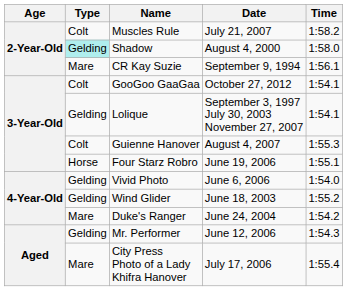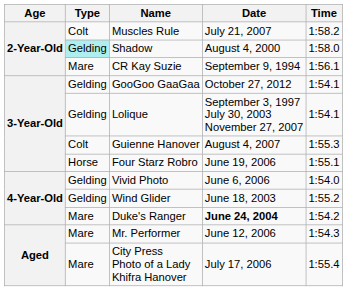(78, 84) Colt -> (87, 84) Gelding
(240, 216) normal -> (241, 216) bold
(87, 233) Gelding -> (81, 233) Mare
